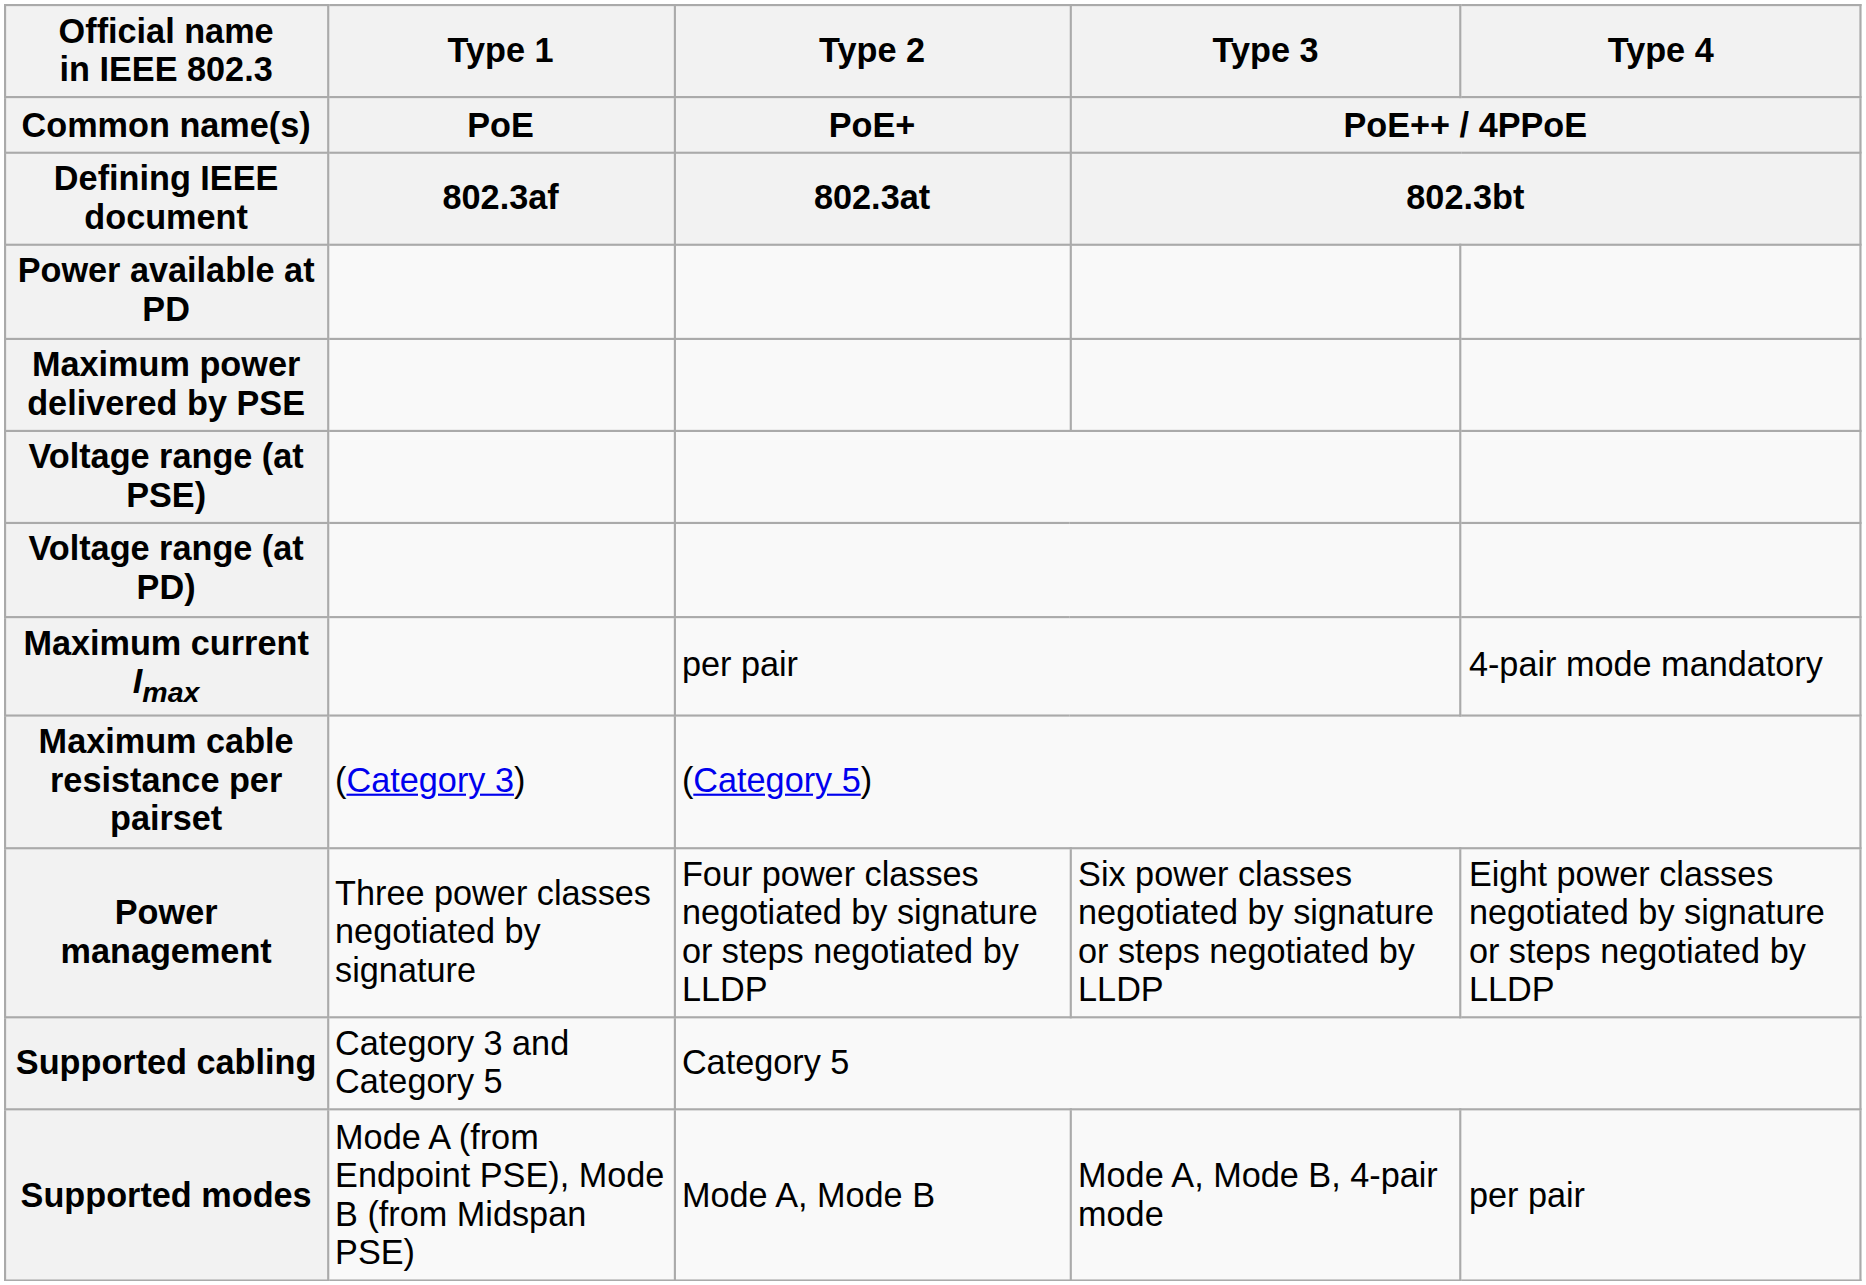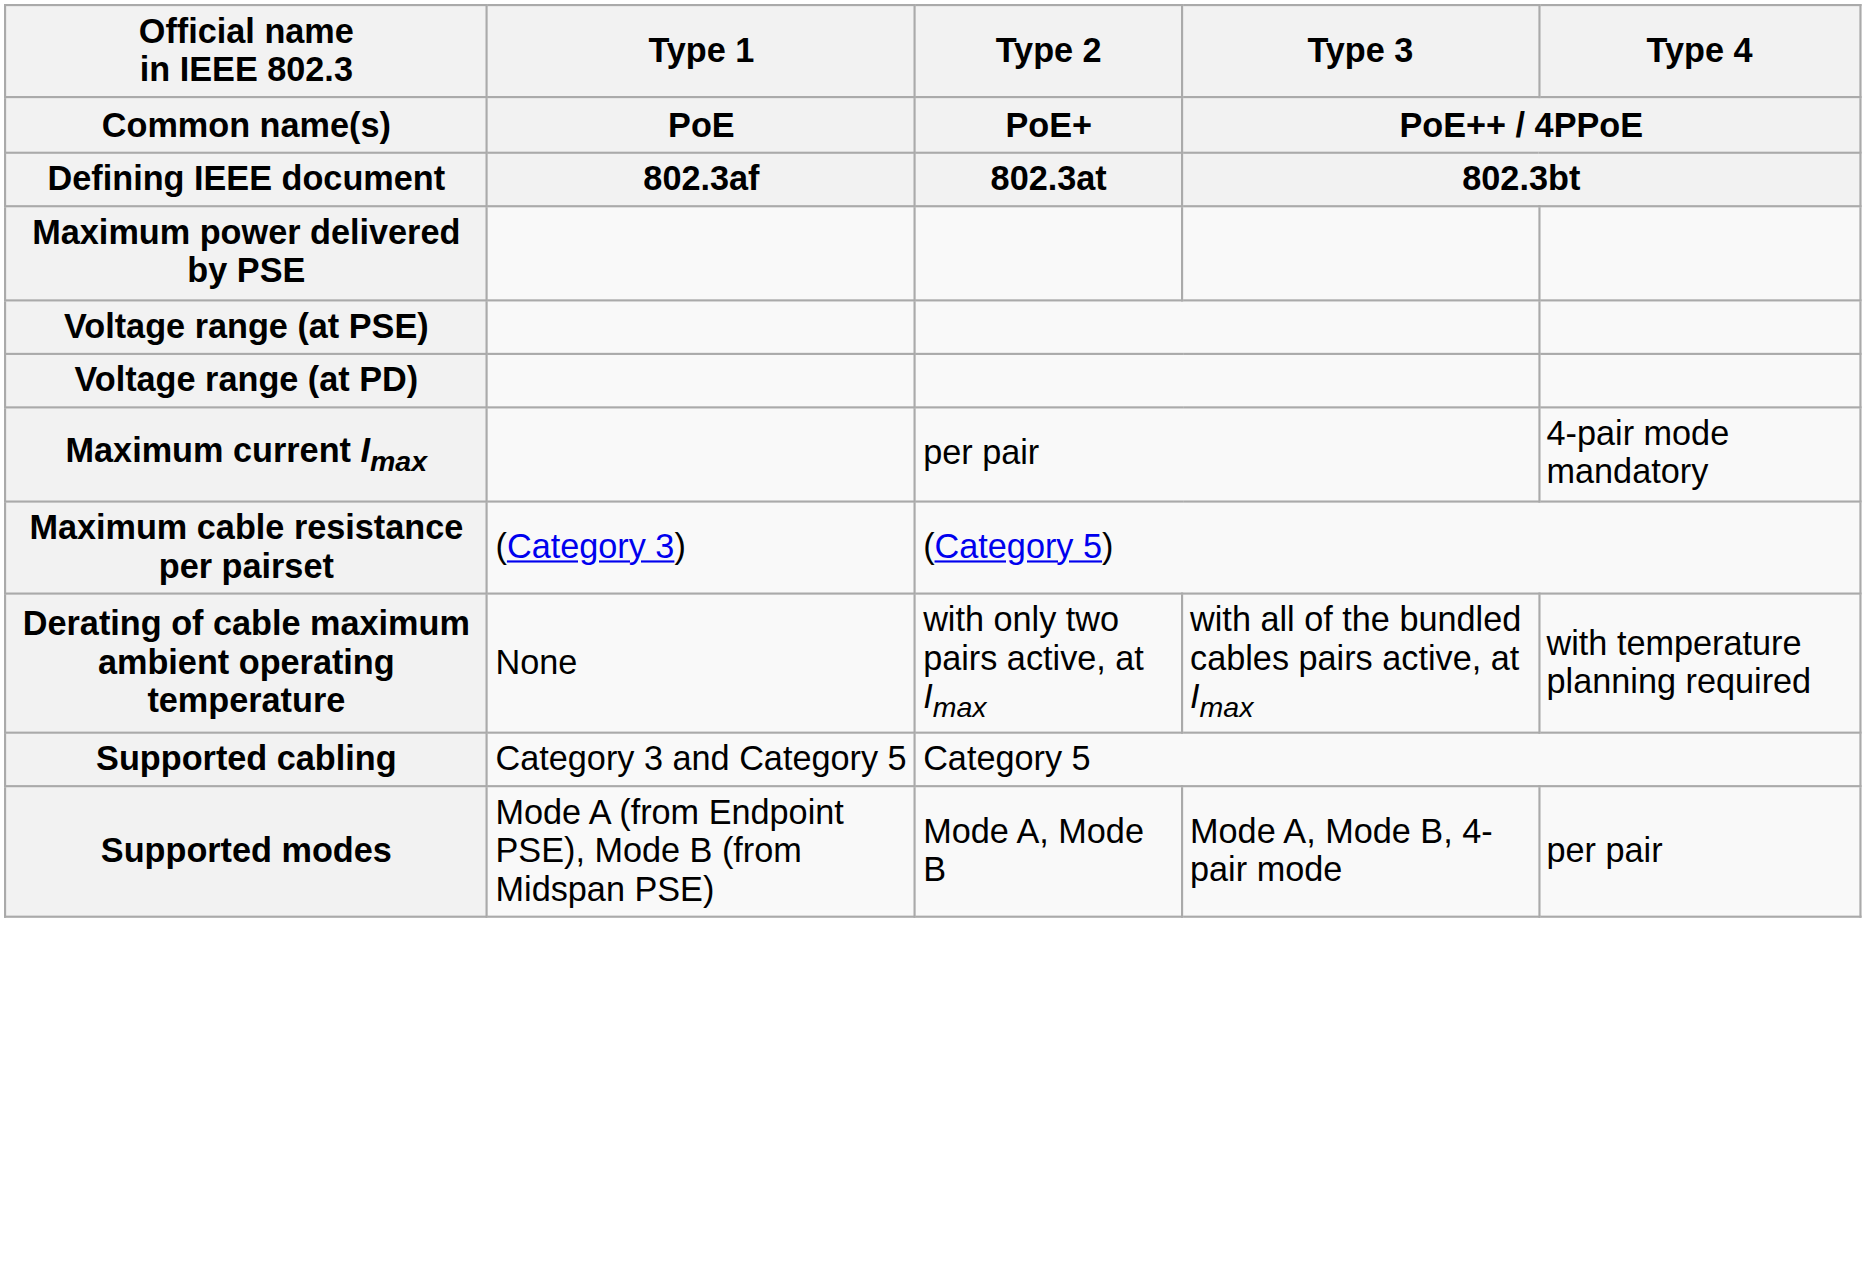- row: (166, 290)
- row: (166, 931)
+ row: (246, 662)
